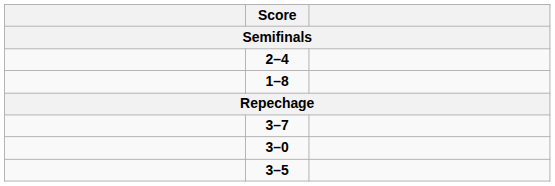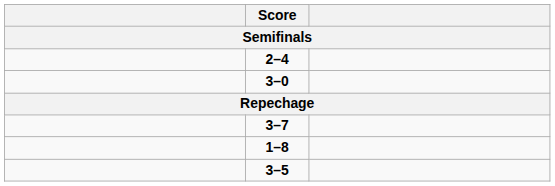rows swapped: (277, 81) <-> (277, 147)
